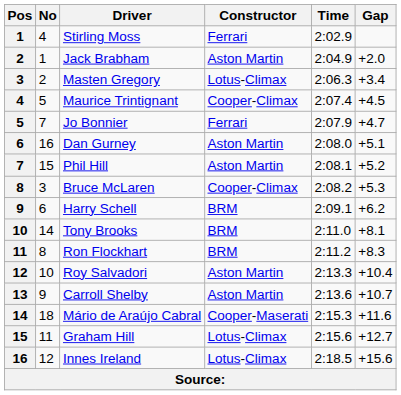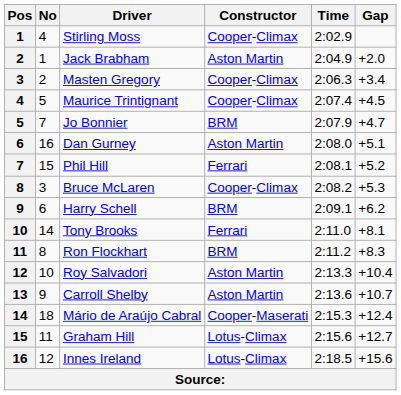(227, 37) Ferrari -> (253, 37) Cooper-Climax
(247, 80) Lotus-Climax -> (253, 80) Cooper-Climax
(227, 122) Ferrari -> (223, 122) BRM
(245, 165) Aston Martin -> (227, 165) Ferrari
(223, 229) BRM -> (227, 229) Ferrari
(375, 315) +11.6 -> (375, 315) +12.4
